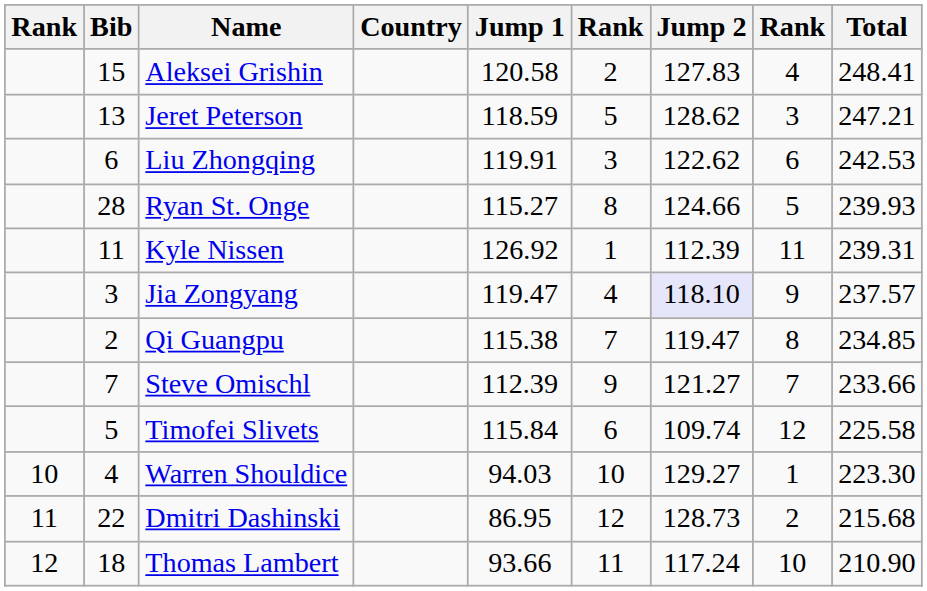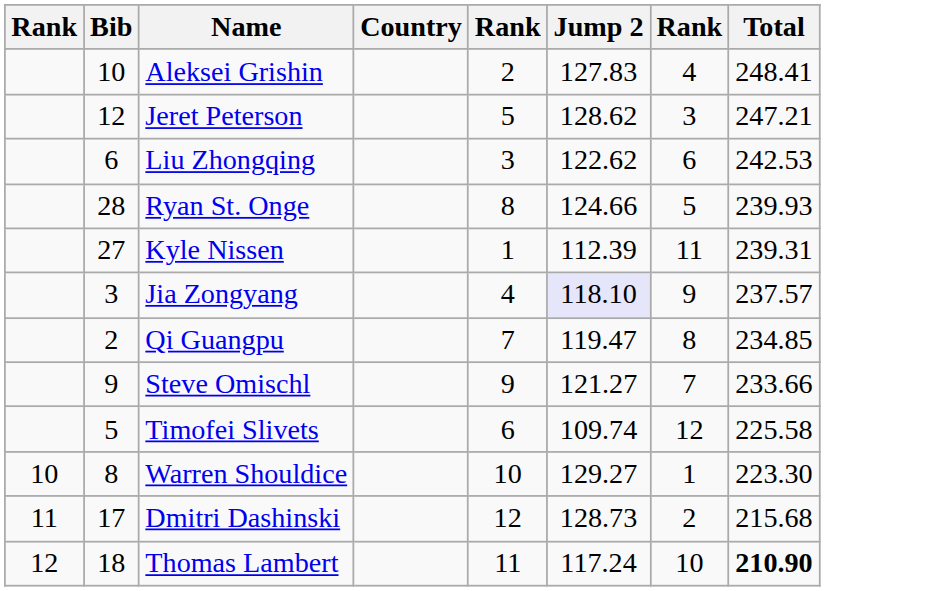- column: (520, 26)
(111, 71) 15 -> (111, 71) 10
(111, 116) 13 -> (111, 116) 12
(111, 250) 11 -> (111, 250) 27
(111, 384) 7 -> (111, 384) 9
(111, 473) 4 -> (111, 473) 8
(111, 518) 22 -> (111, 518) 17
(877, 562) normal -> (774, 562) bold
